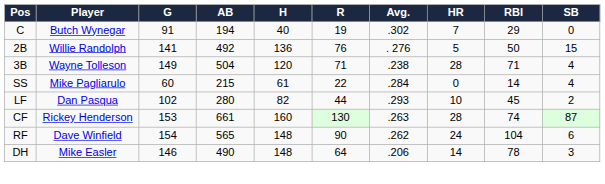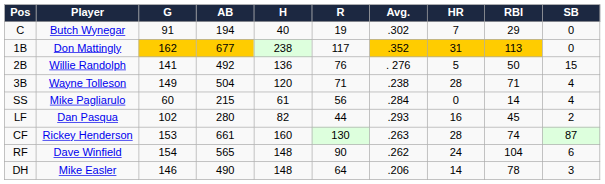+ row: (20, 48)
(341, 83) 22 -> (341, 100) 56
(456, 100) 10 -> (456, 118) 16
